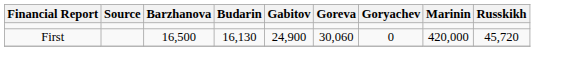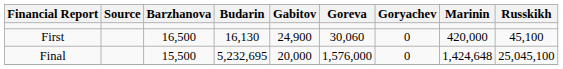(502, 38) 45,720 -> (526, 38) 45,100
+ row: (53, 56)
